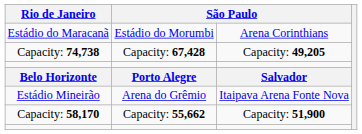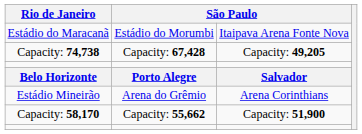(284, 33) Arena Corinthians -> (284, 33) Itaipava Arena Fonte Nova
(284, 95) Itaipava Arena Fonte Nova -> (284, 95) Arena Corinthians
